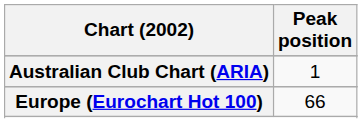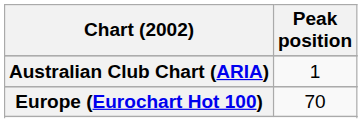(315, 101) 66 -> (315, 101) 70
